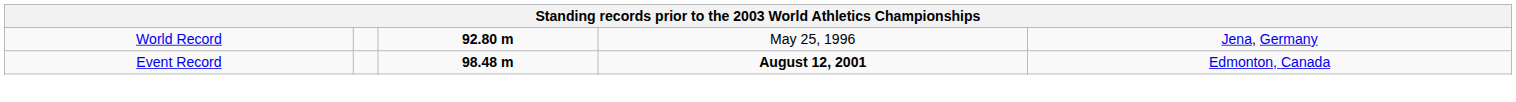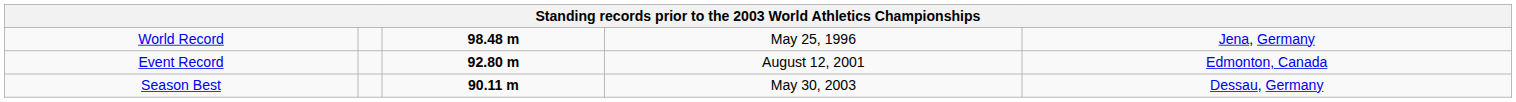(488, 38) 92.80 m -> (493, 38) 98.48 m
(488, 62) 98.48 m -> (493, 62) 92.80 m
(813, 62) bold -> (813, 62) normal
+ row: (181, 85)
